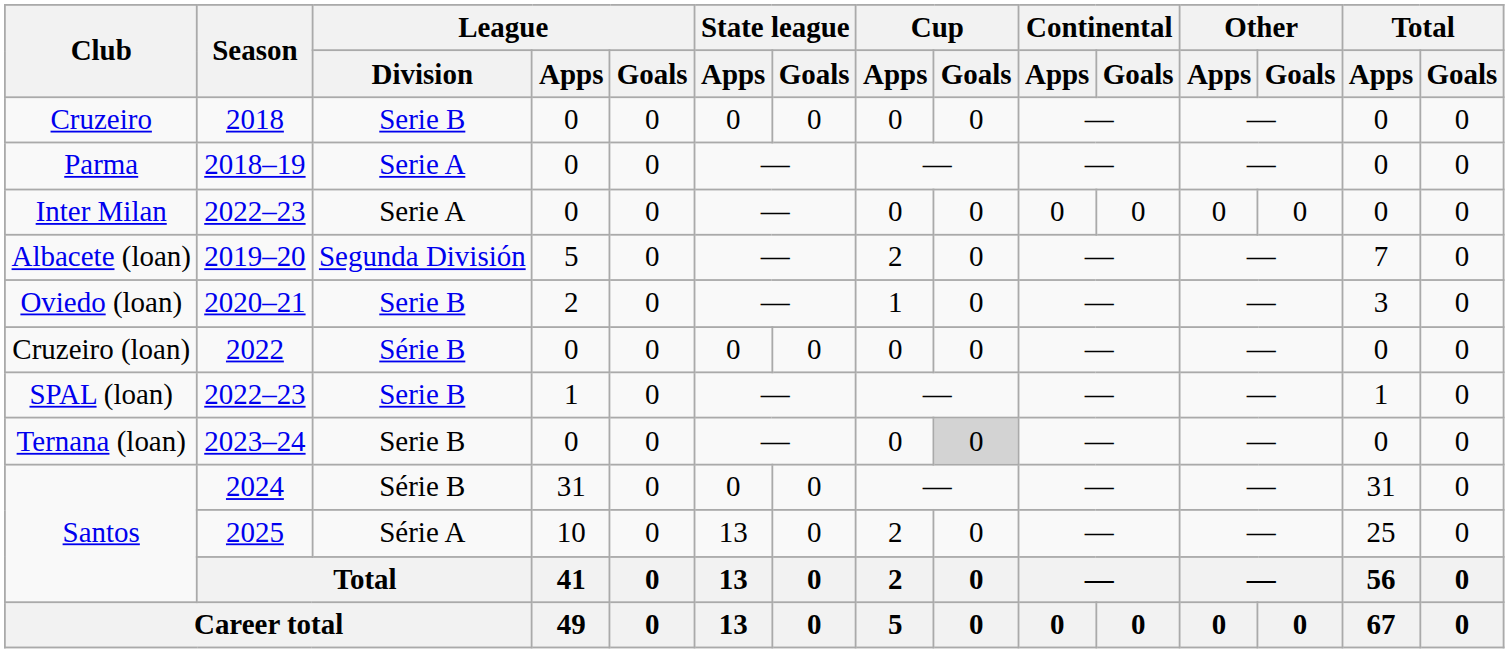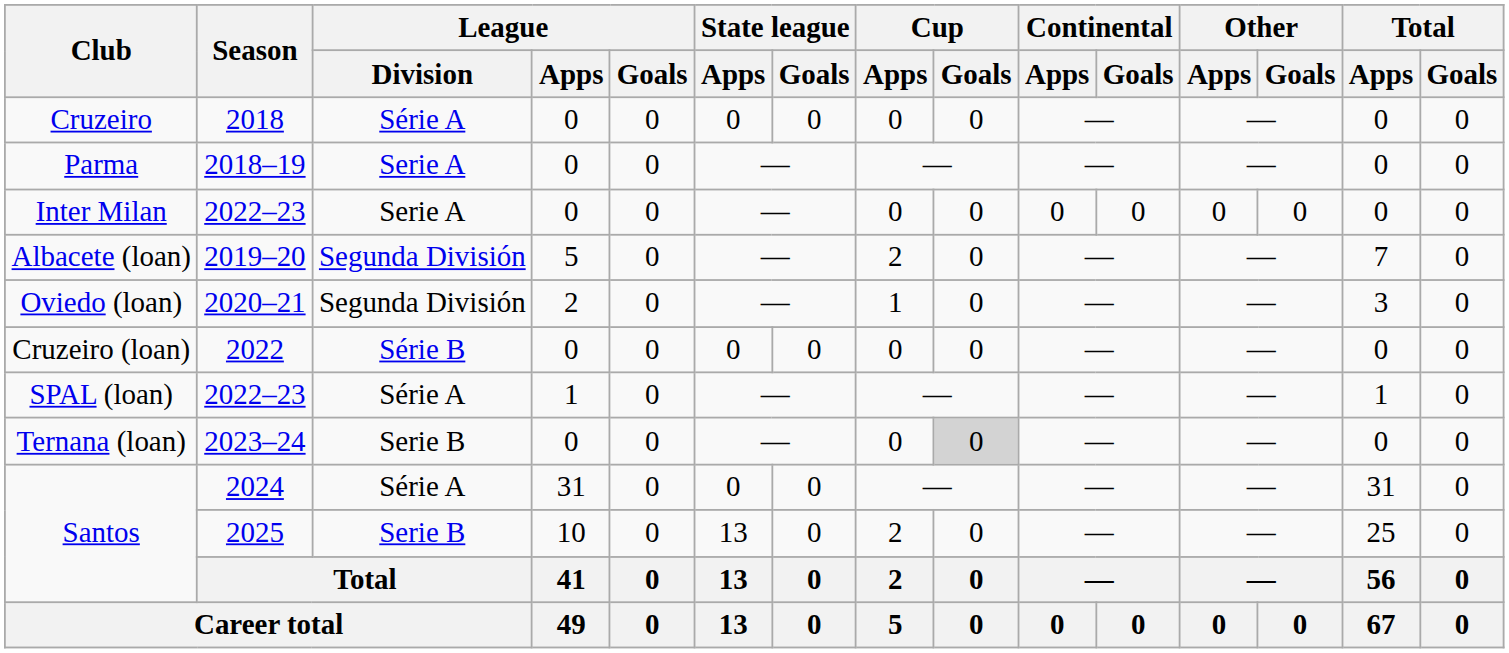(422, 119) Serie B -> (422, 119) Série A
(422, 303) Serie B -> (422, 303) Segunda División
(422, 394) Serie B -> (422, 394) Série A
(422, 486) Série B -> (422, 486) Série A
(422, 532) Série A -> (422, 532) Serie B
